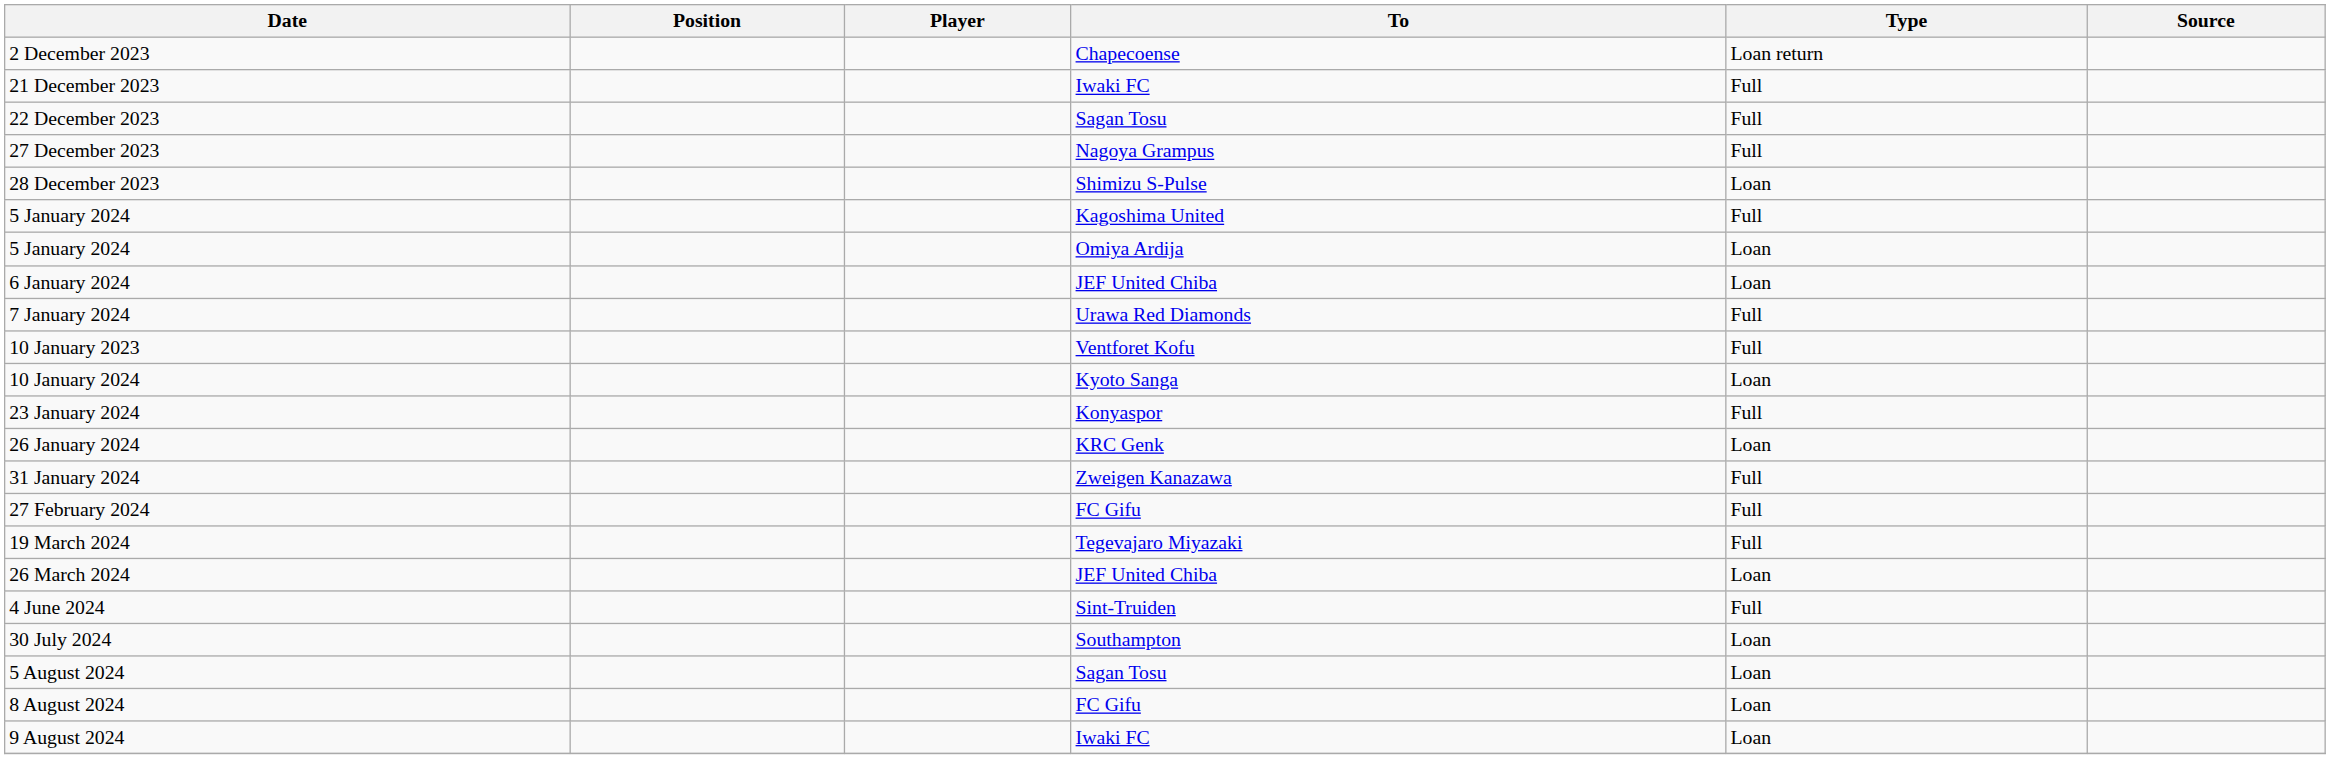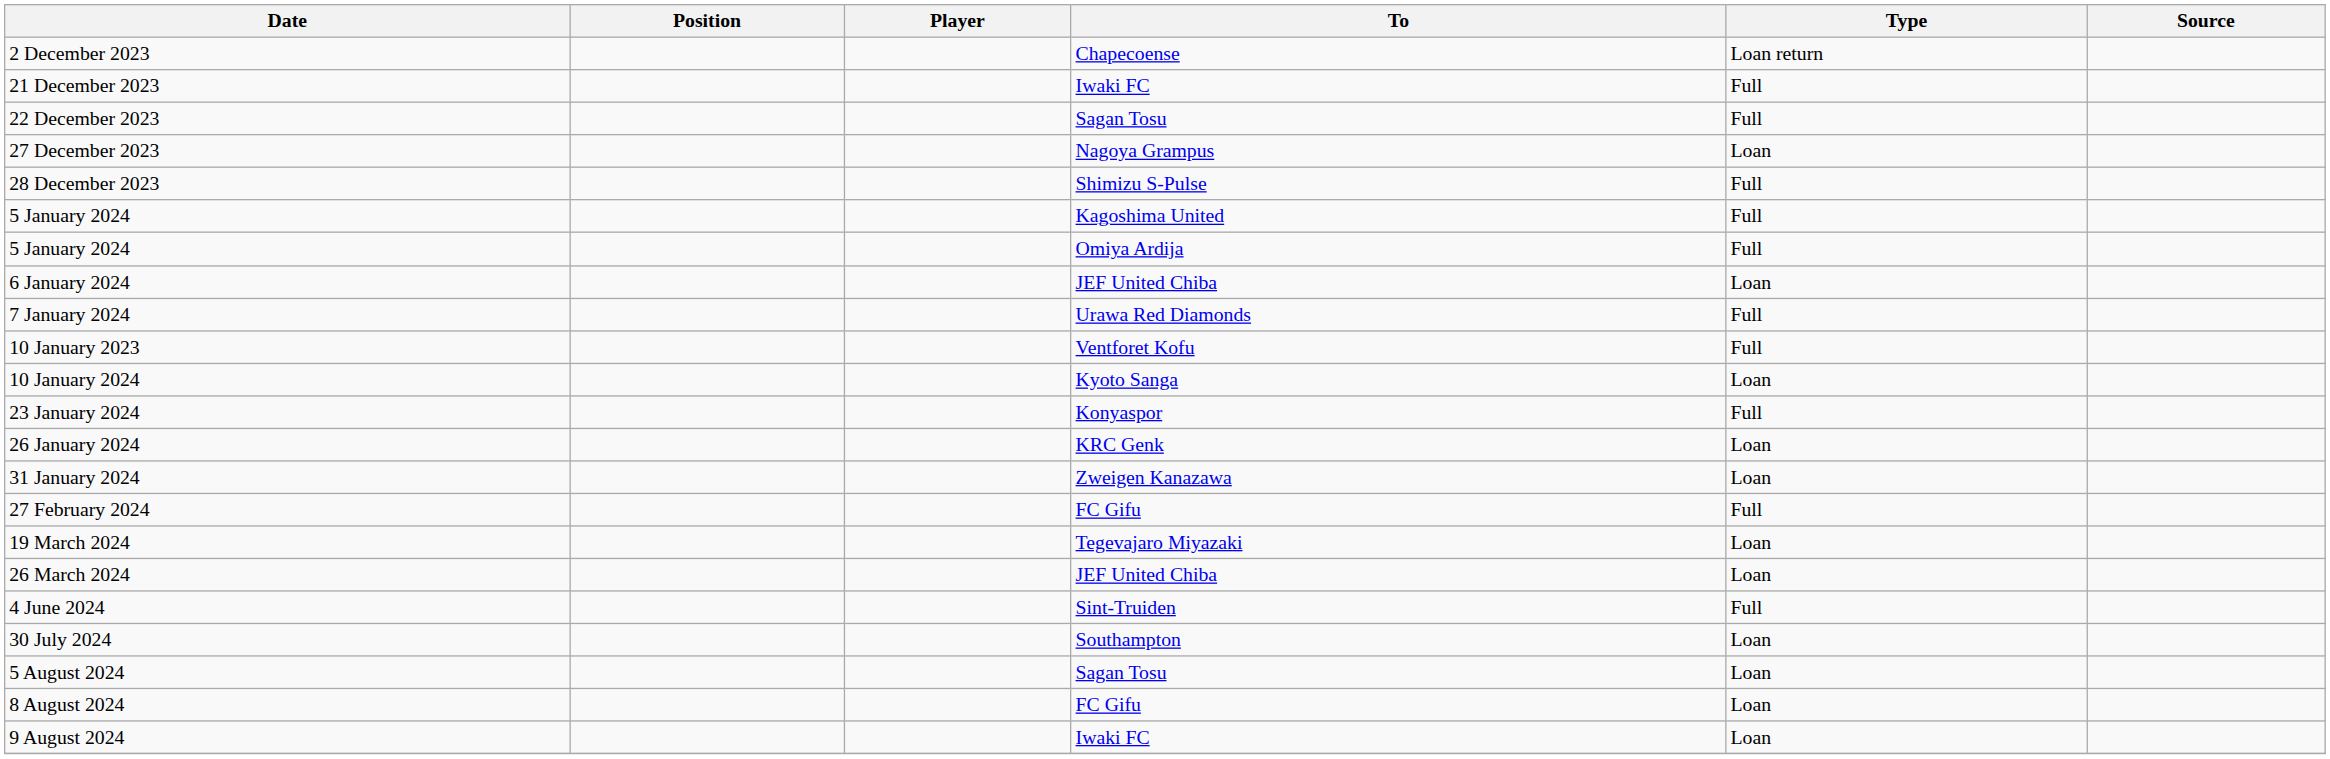(1746, 151) Full -> (1751, 151) Loan
(1751, 183) Loan -> (1746, 183) Full
(1751, 249) Loan -> (1746, 249) Full
(1746, 477) Full -> (1751, 477) Loan
(1746, 542) Full -> (1751, 542) Loan
